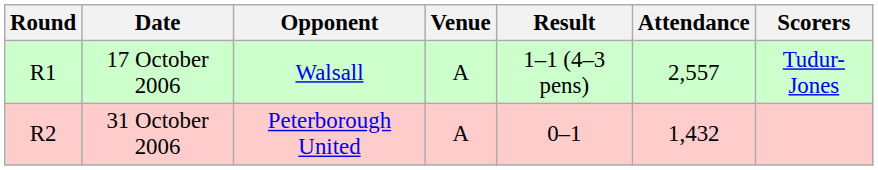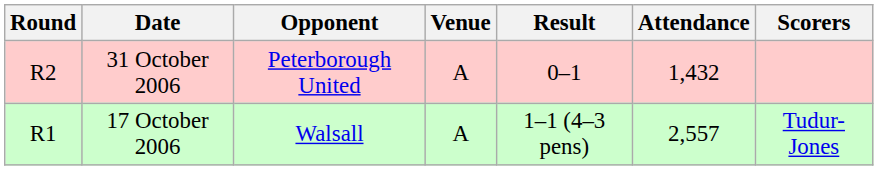rows swapped: (158, 71) <-> (158, 133)
